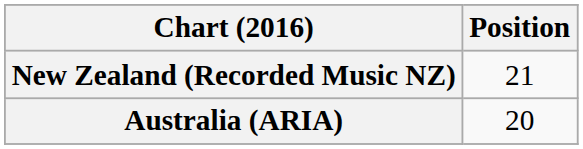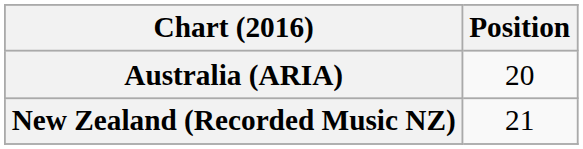rows swapped: (234, 120) <-> (234, 74)
